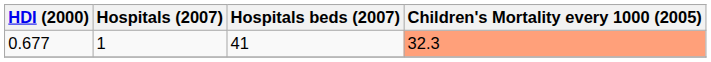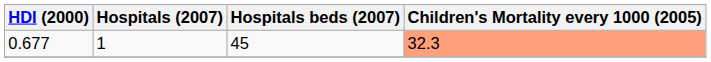(240, 43) 41 -> (240, 43) 45
